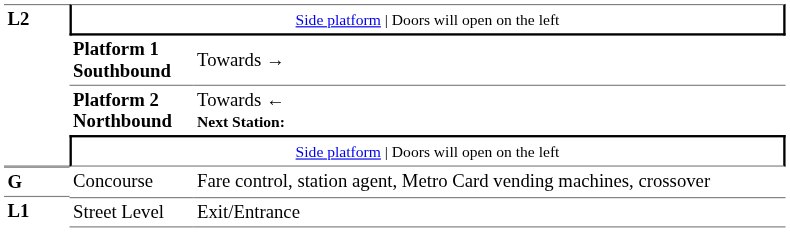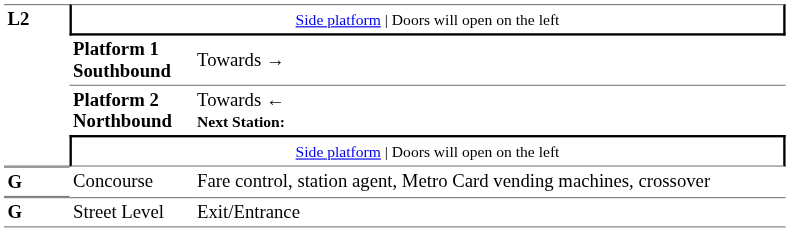(18, 211) L1 -> (15, 212) G
